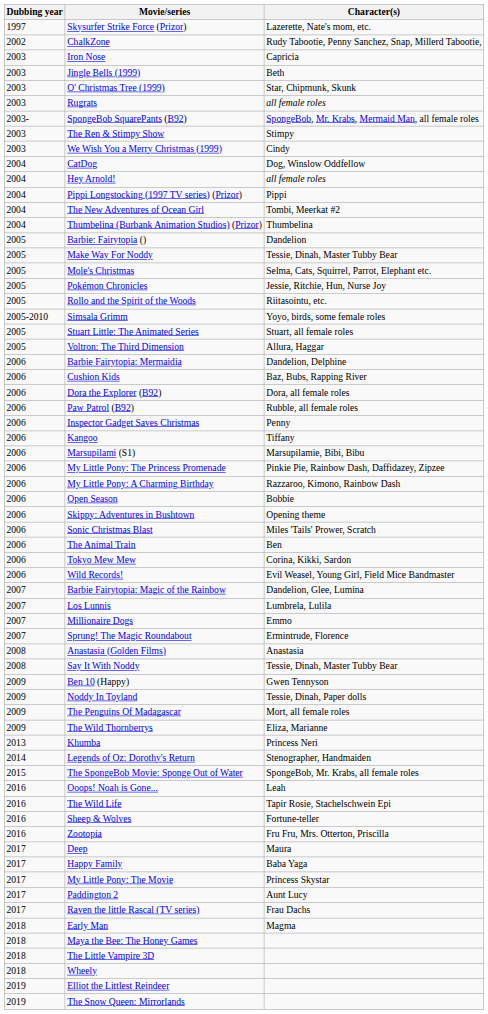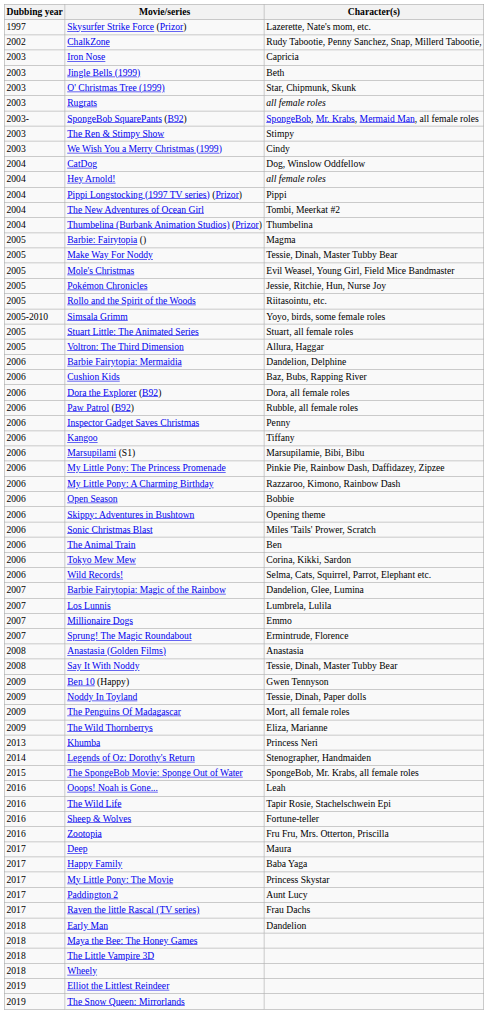(286, 240) Dandelion -> (281, 240) Magma
(349, 270) Selma, Cats, Squirrel, Parrot, Elephant etc. -> (360, 270) Evil Weasel, Young Girl, Field Mice Bandmaster
(360, 575) Evil Weasel, Young Girl, Field Mice Bandmaster -> (349, 575) Selma, Cats, Squirrel, Parrot, Elephant etc.
(281, 925) Magma -> (286, 925) Dandelion
